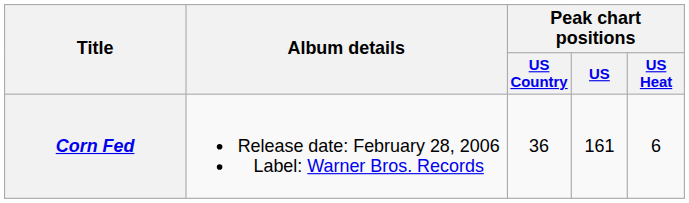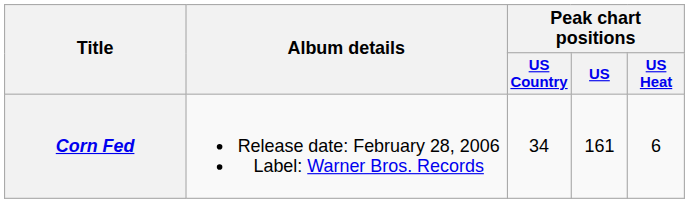(539, 146) 36 -> (539, 146) 34
